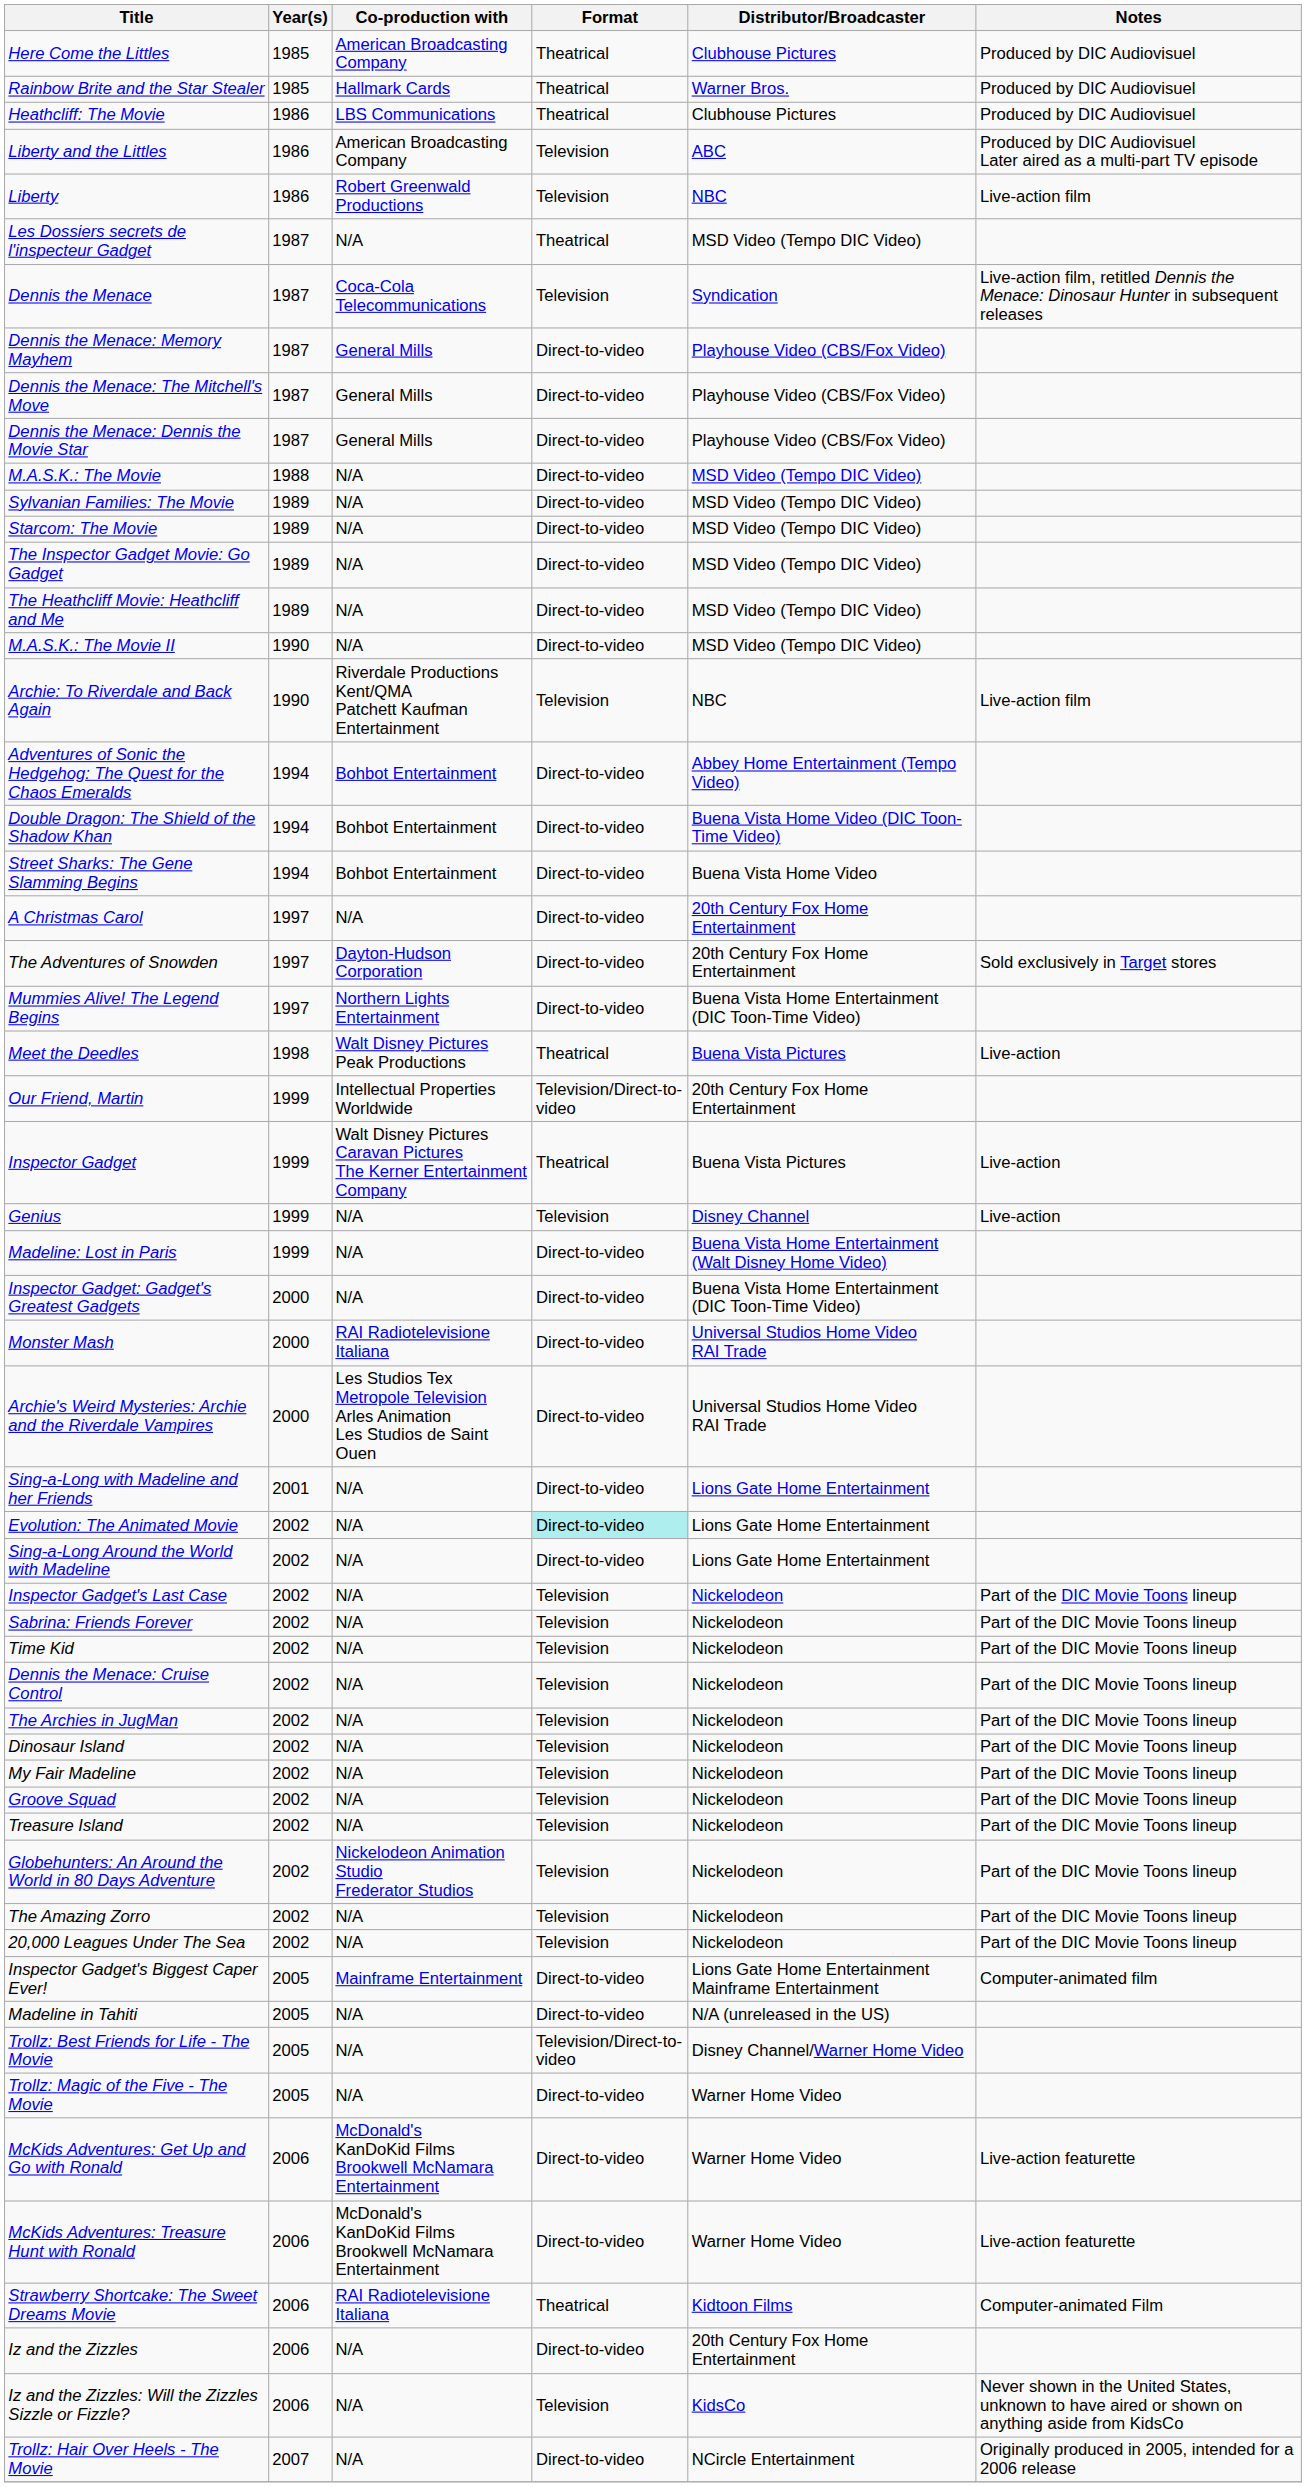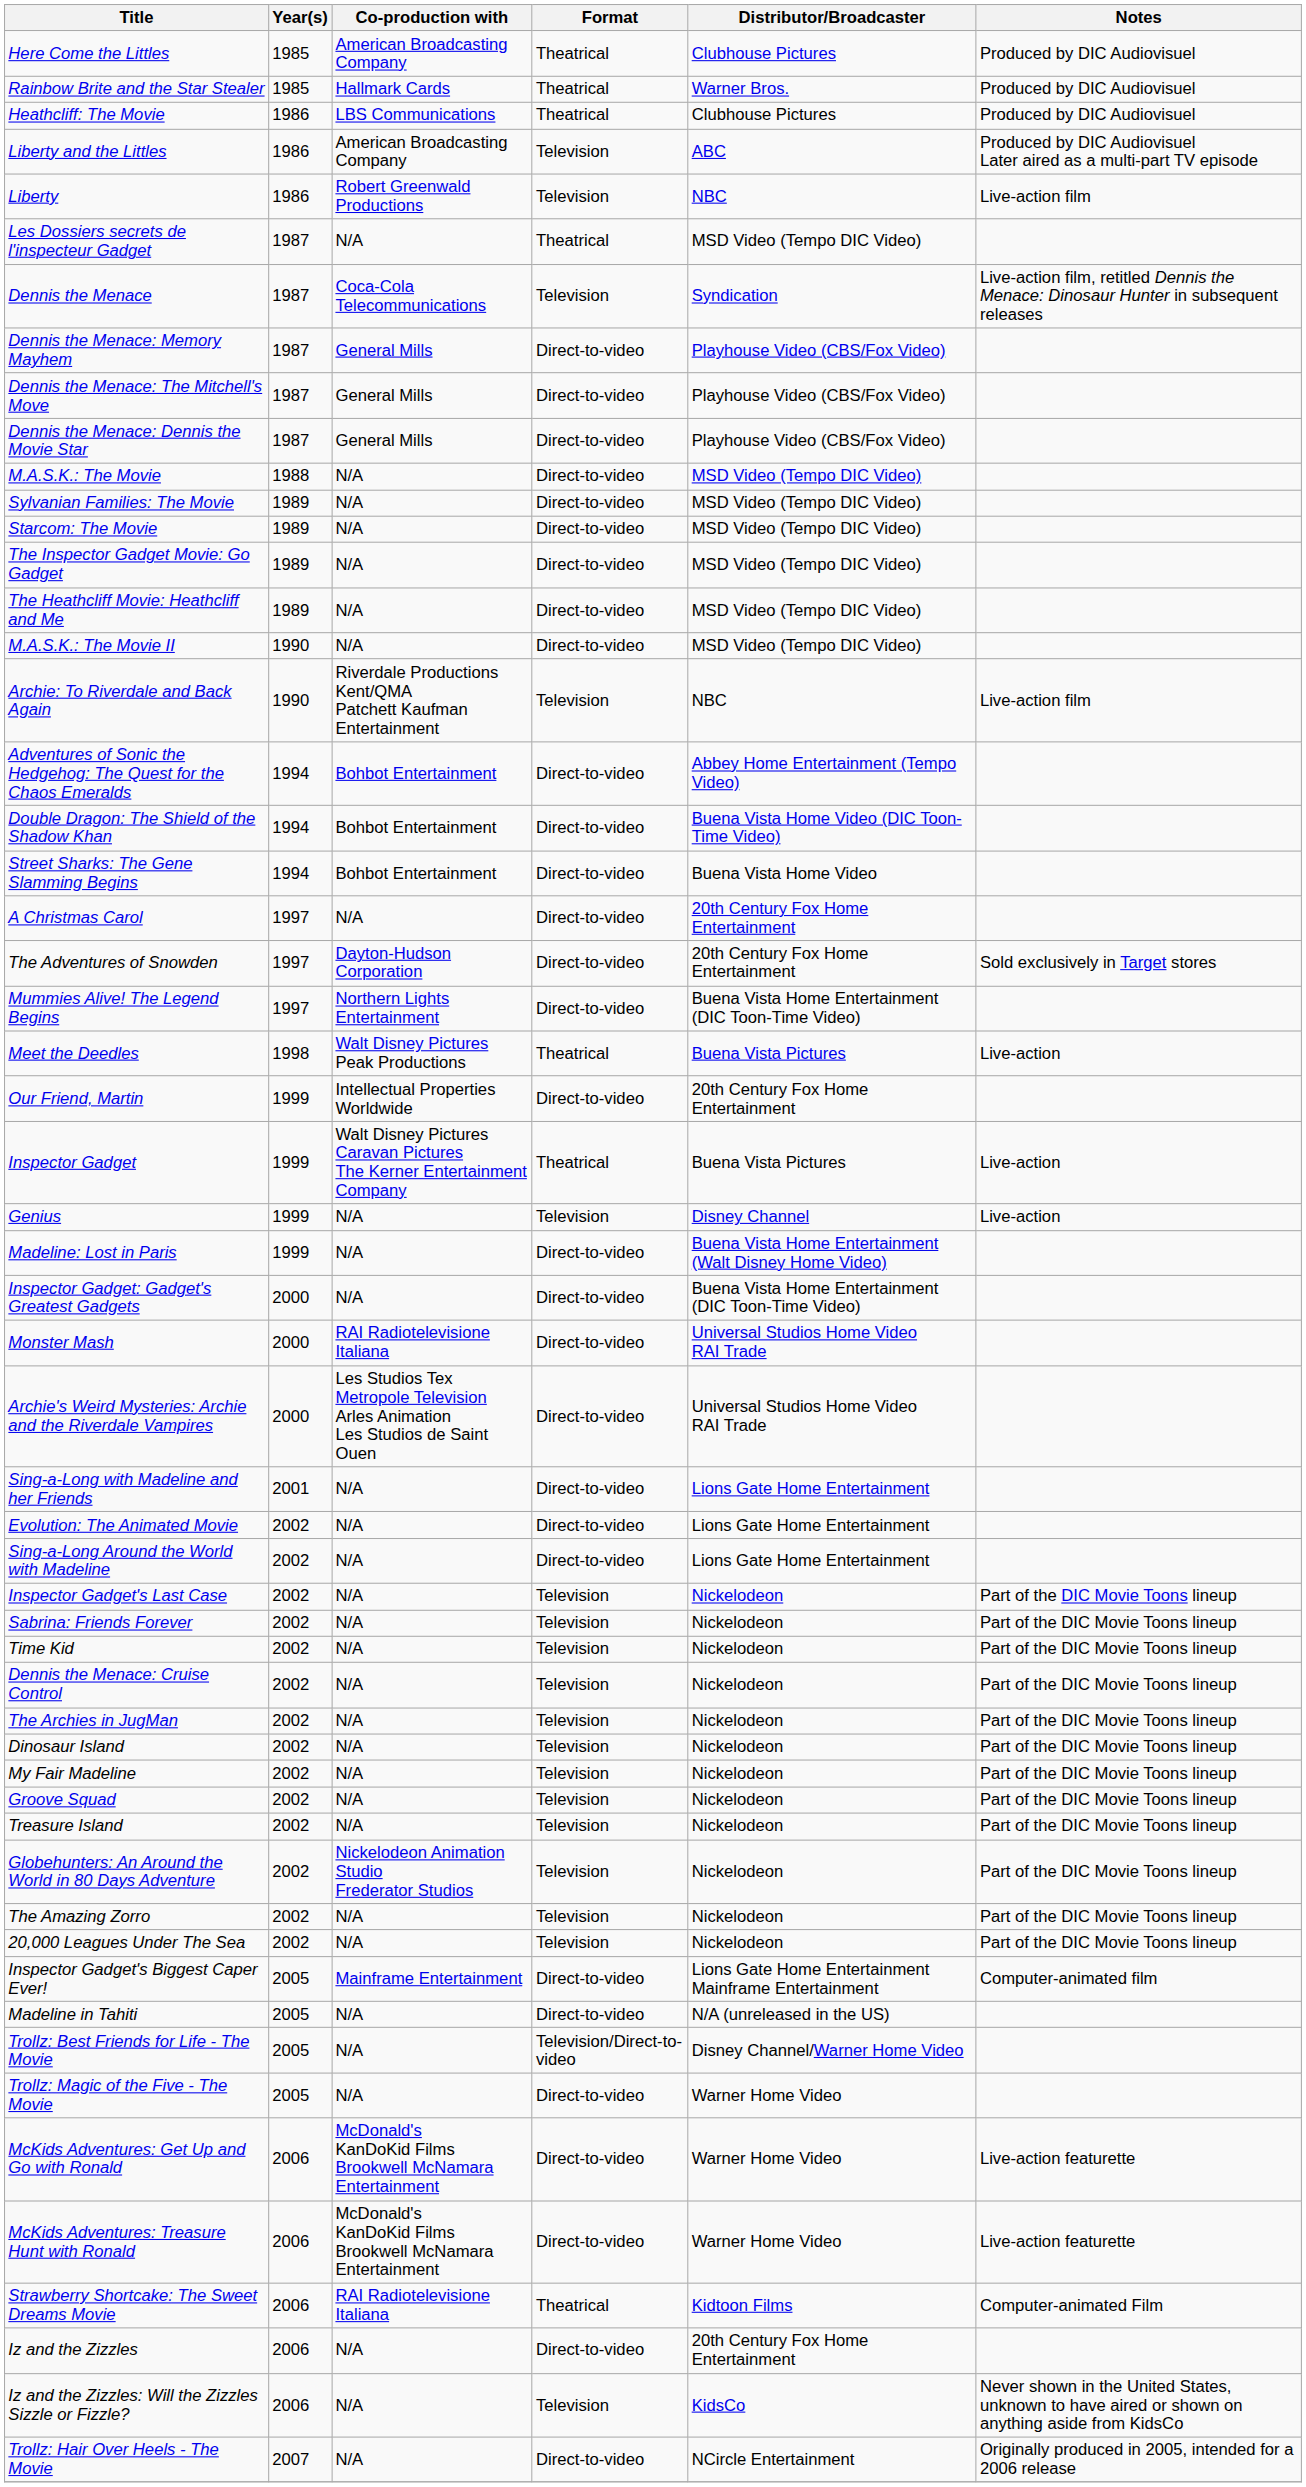(609, 1098) Television/Direct-to-video -> (590, 1098) Direct-to-video
(590, 1525) paleturquoise background -> (590, 1525) no background
